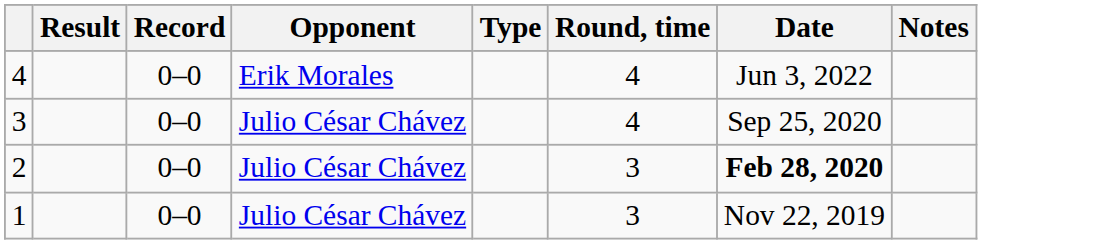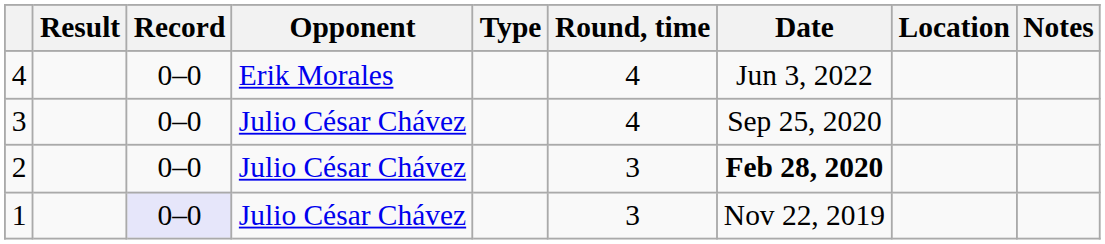+ column: (954, 27)
(179, 214) no background -> (179, 214) lavender background
